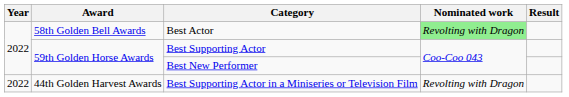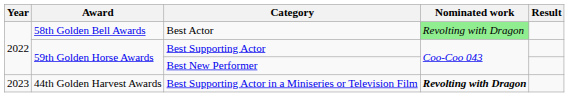(18, 83) 2022 -> (18, 83) 2023
(473, 83) normal -> (475, 83) bold
